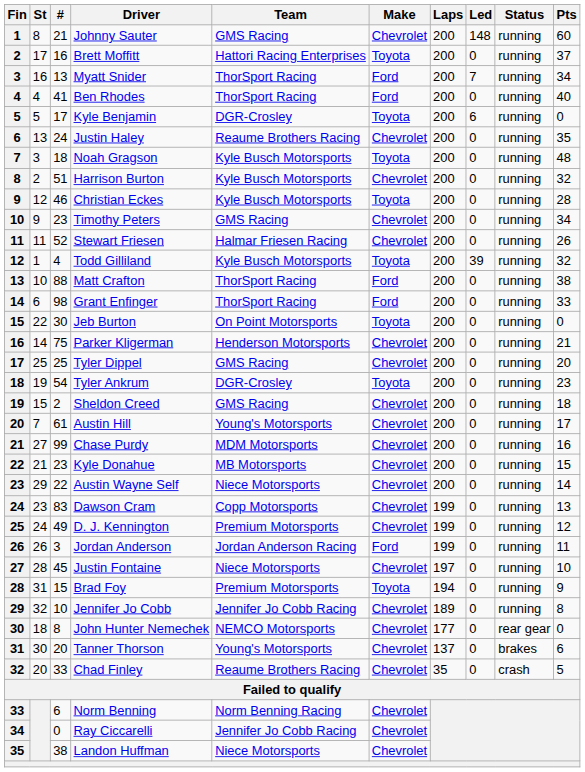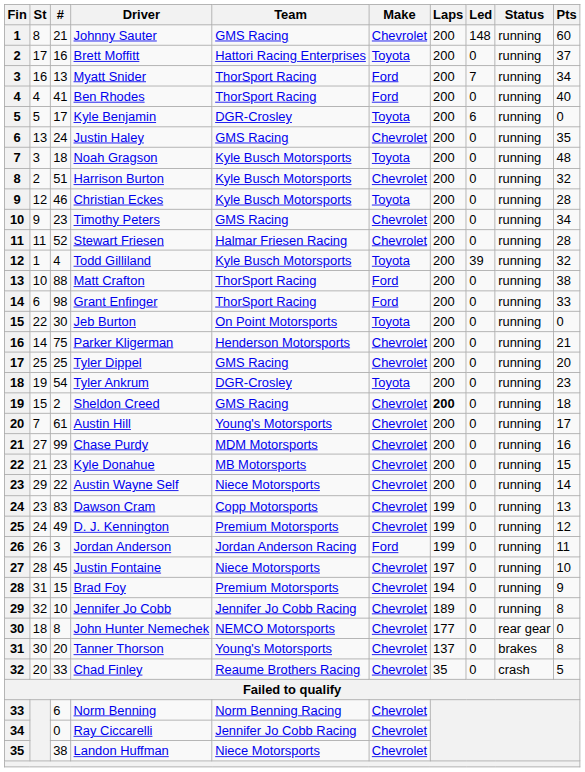(288, 138) Reaume Brothers Racing -> (252, 138) GMS Racing
(564, 240) 26 -> (564, 240) 28
(444, 403) normal -> (444, 403) bold
(391, 588) Toyota -> (399, 588) Chevrolet
(560, 649) 6 -> (560, 649) 8
